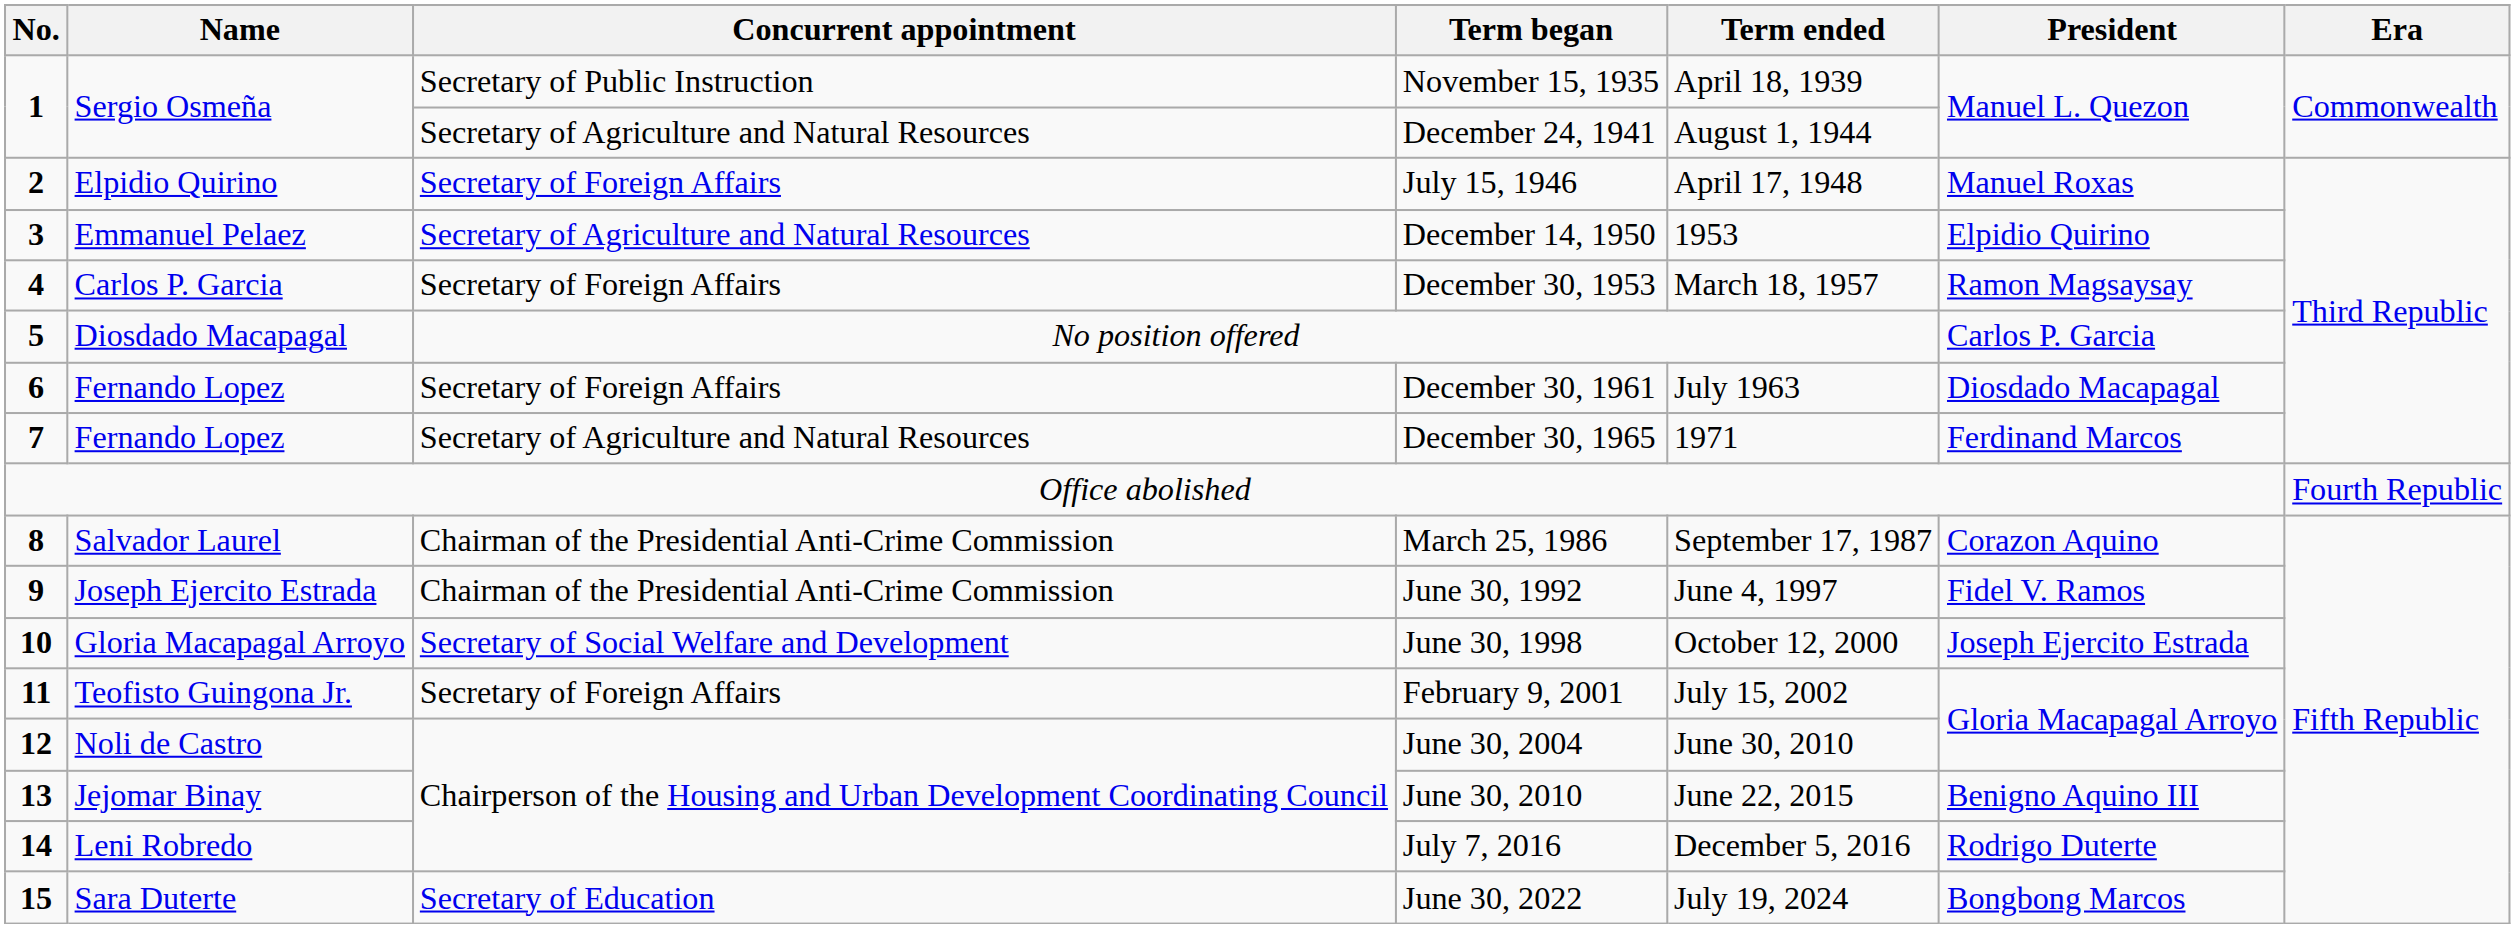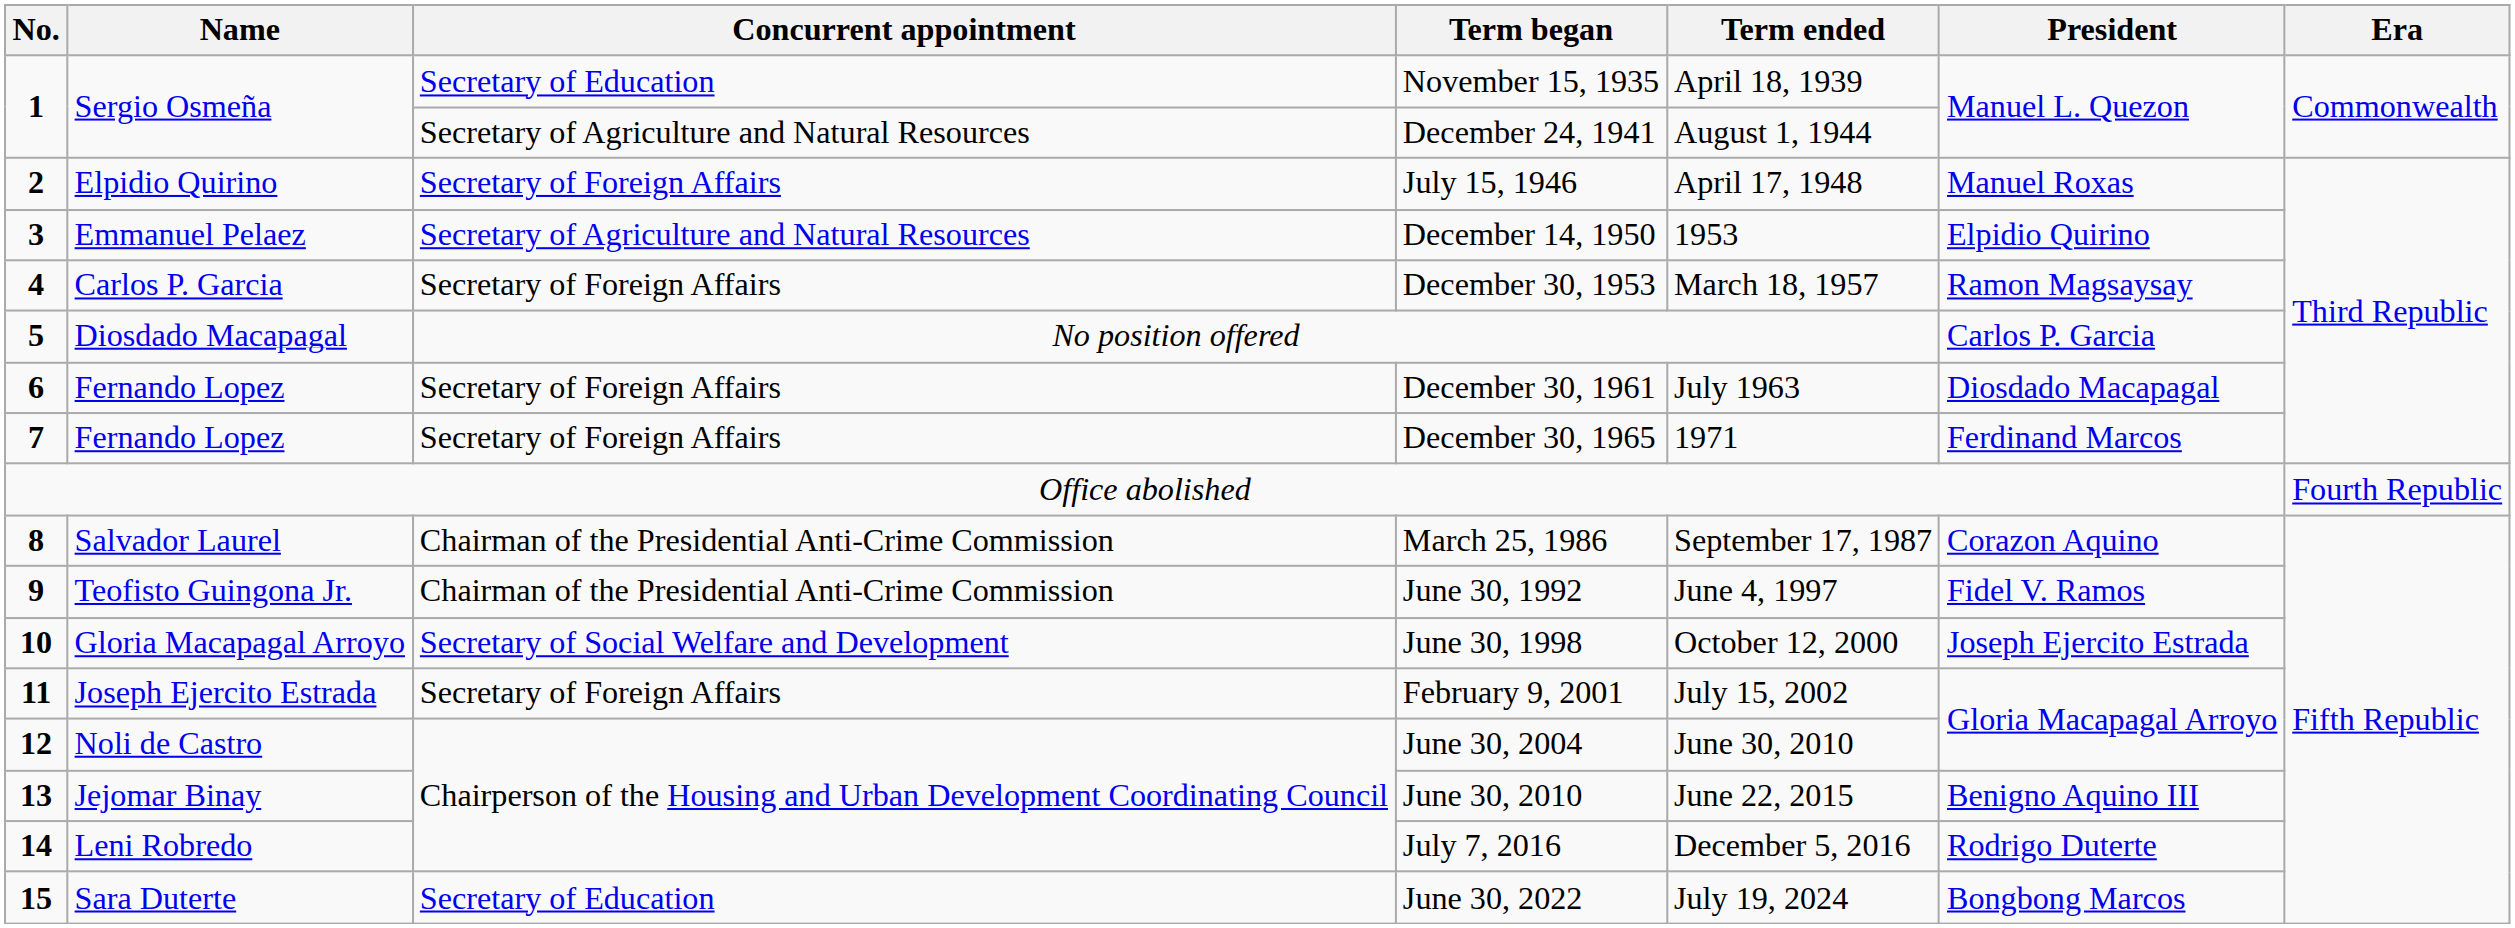(617, 81) Secretary of Public Instruction -> (567, 81) Secretary of Education
(725, 438) Secretary of Agriculture and Natural Resources -> (600, 438) Secretary of Foreign Affairs
(226, 591) Joseph Ejercito Estrada -> (213, 591) Teofisto Guingona Jr.
(213, 693) Teofisto Guingona Jr. -> (226, 693) Joseph Ejercito Estrada
